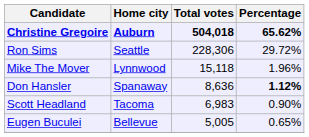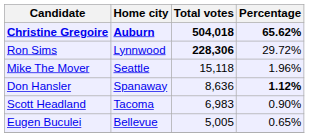(131, 50) Seattle -> (140, 50) Lynnwood
(213, 50) normal -> (213, 50) bold
(140, 68) Lynnwood -> (131, 68) Seattle
